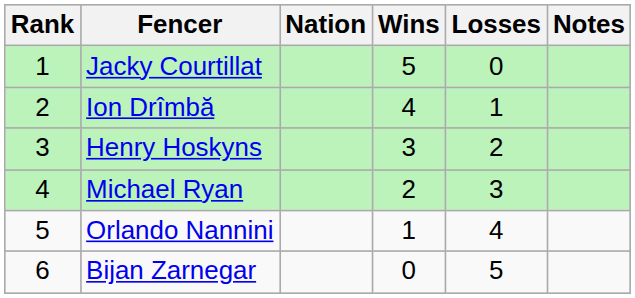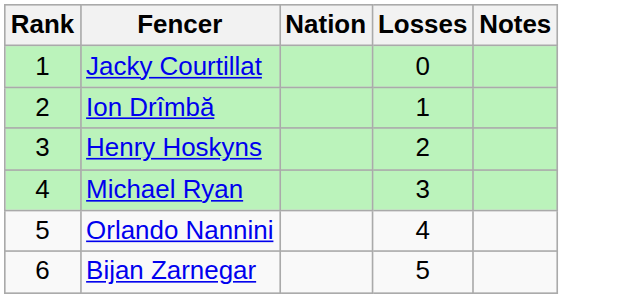- column: (409, 25)
